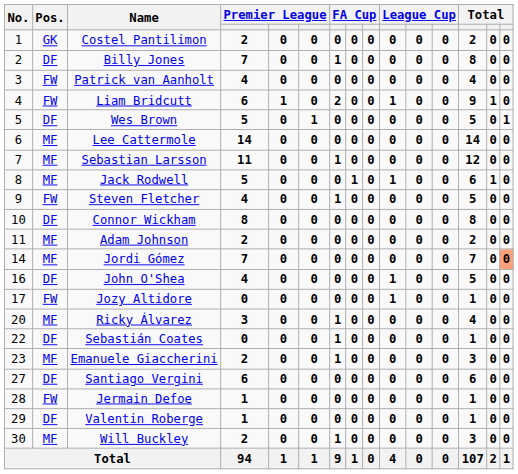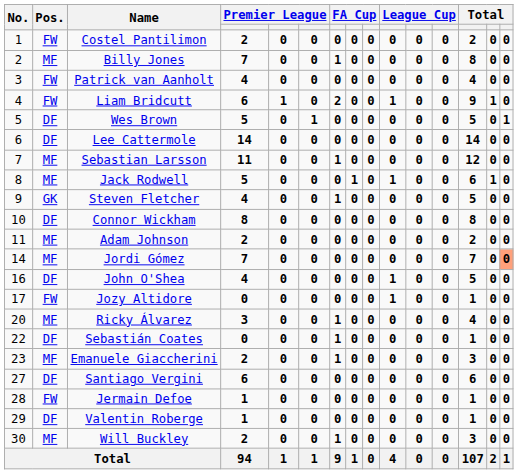(50, 40) GK -> (50, 40) FW
(50, 60) DF -> (50, 60) MF
(50, 140) MF -> (50, 140) DF
(50, 199) FW -> (50, 199) GK
